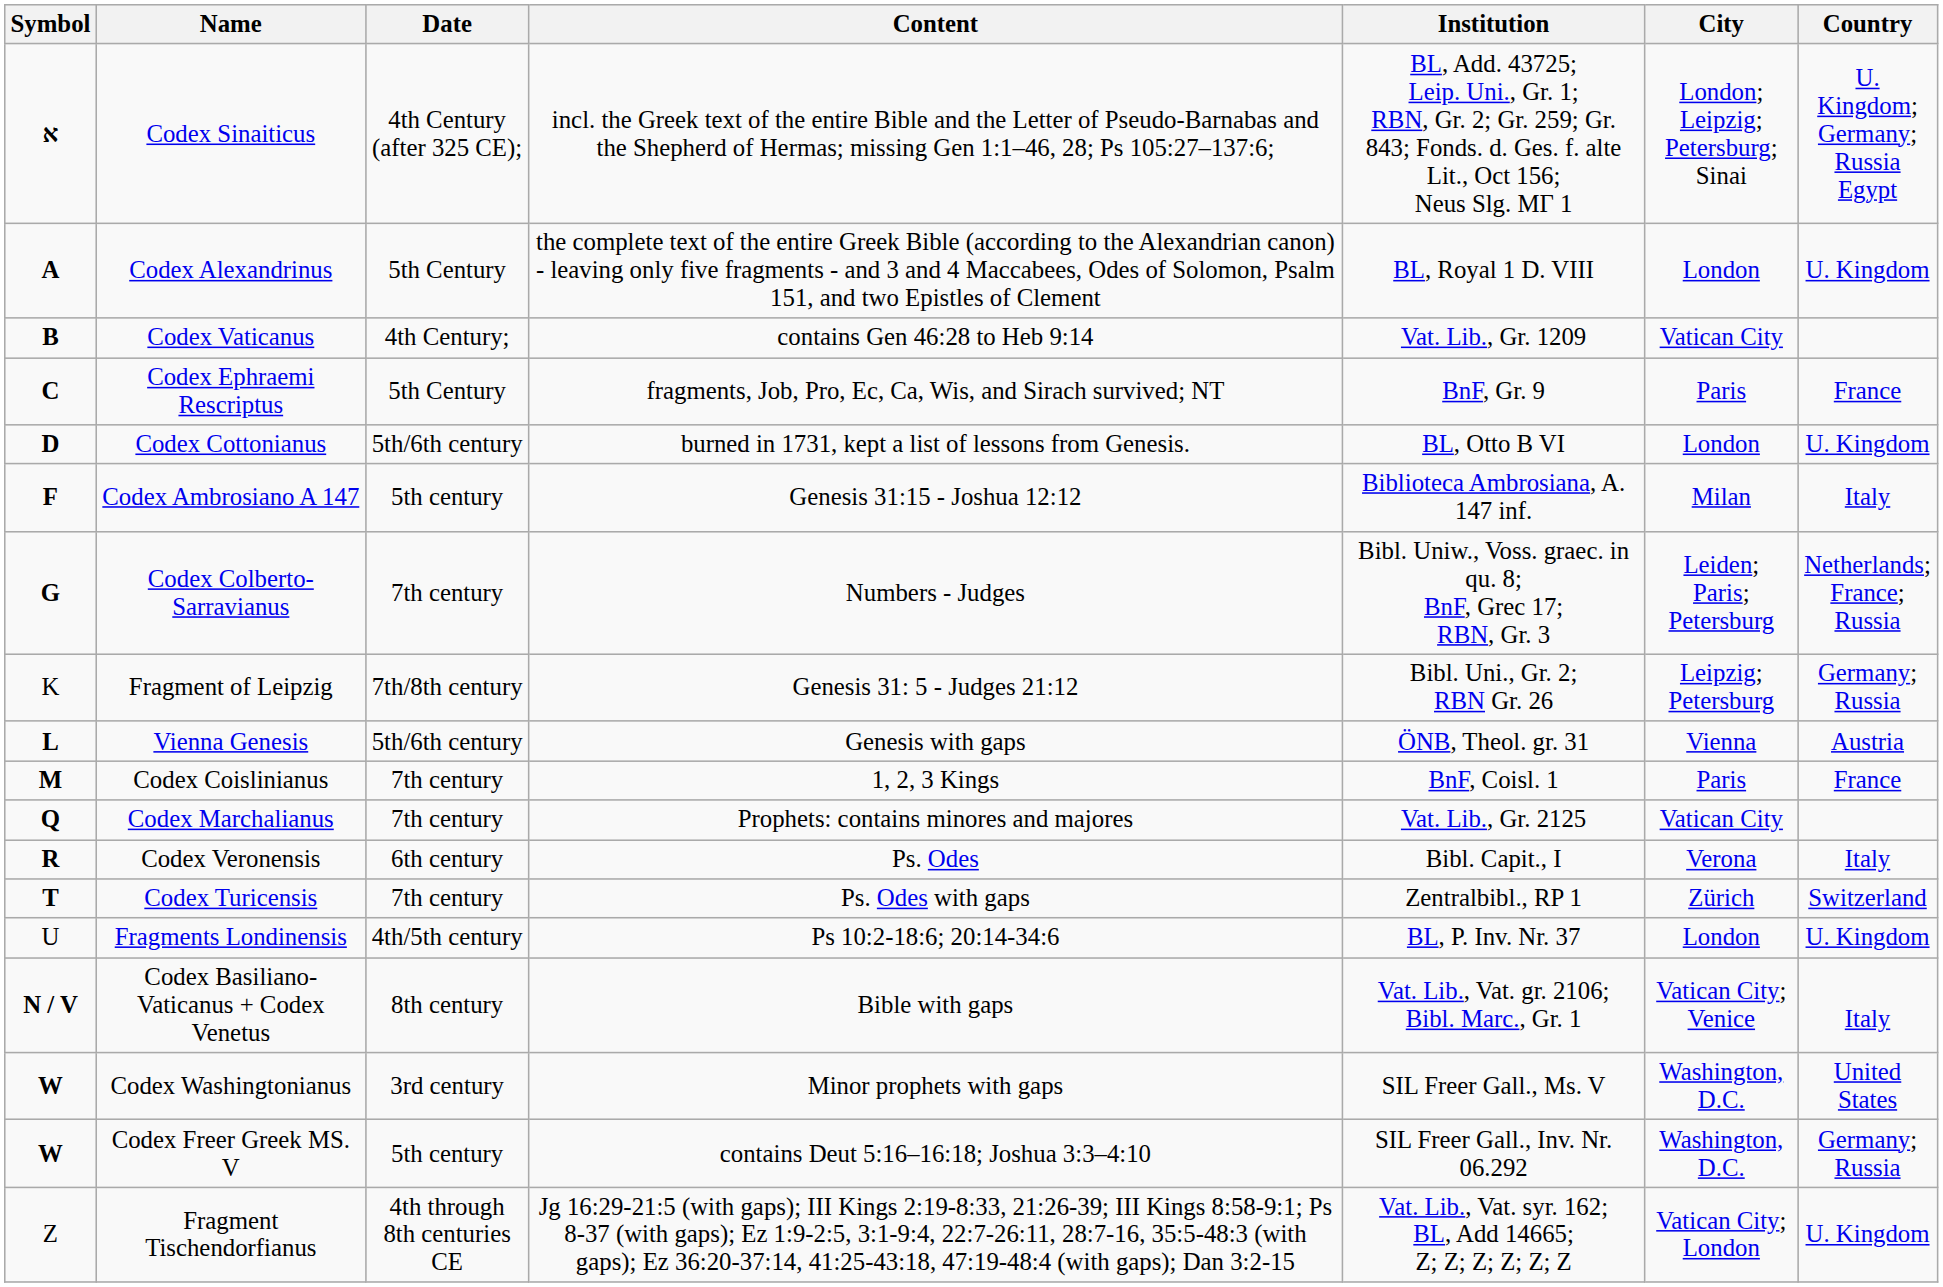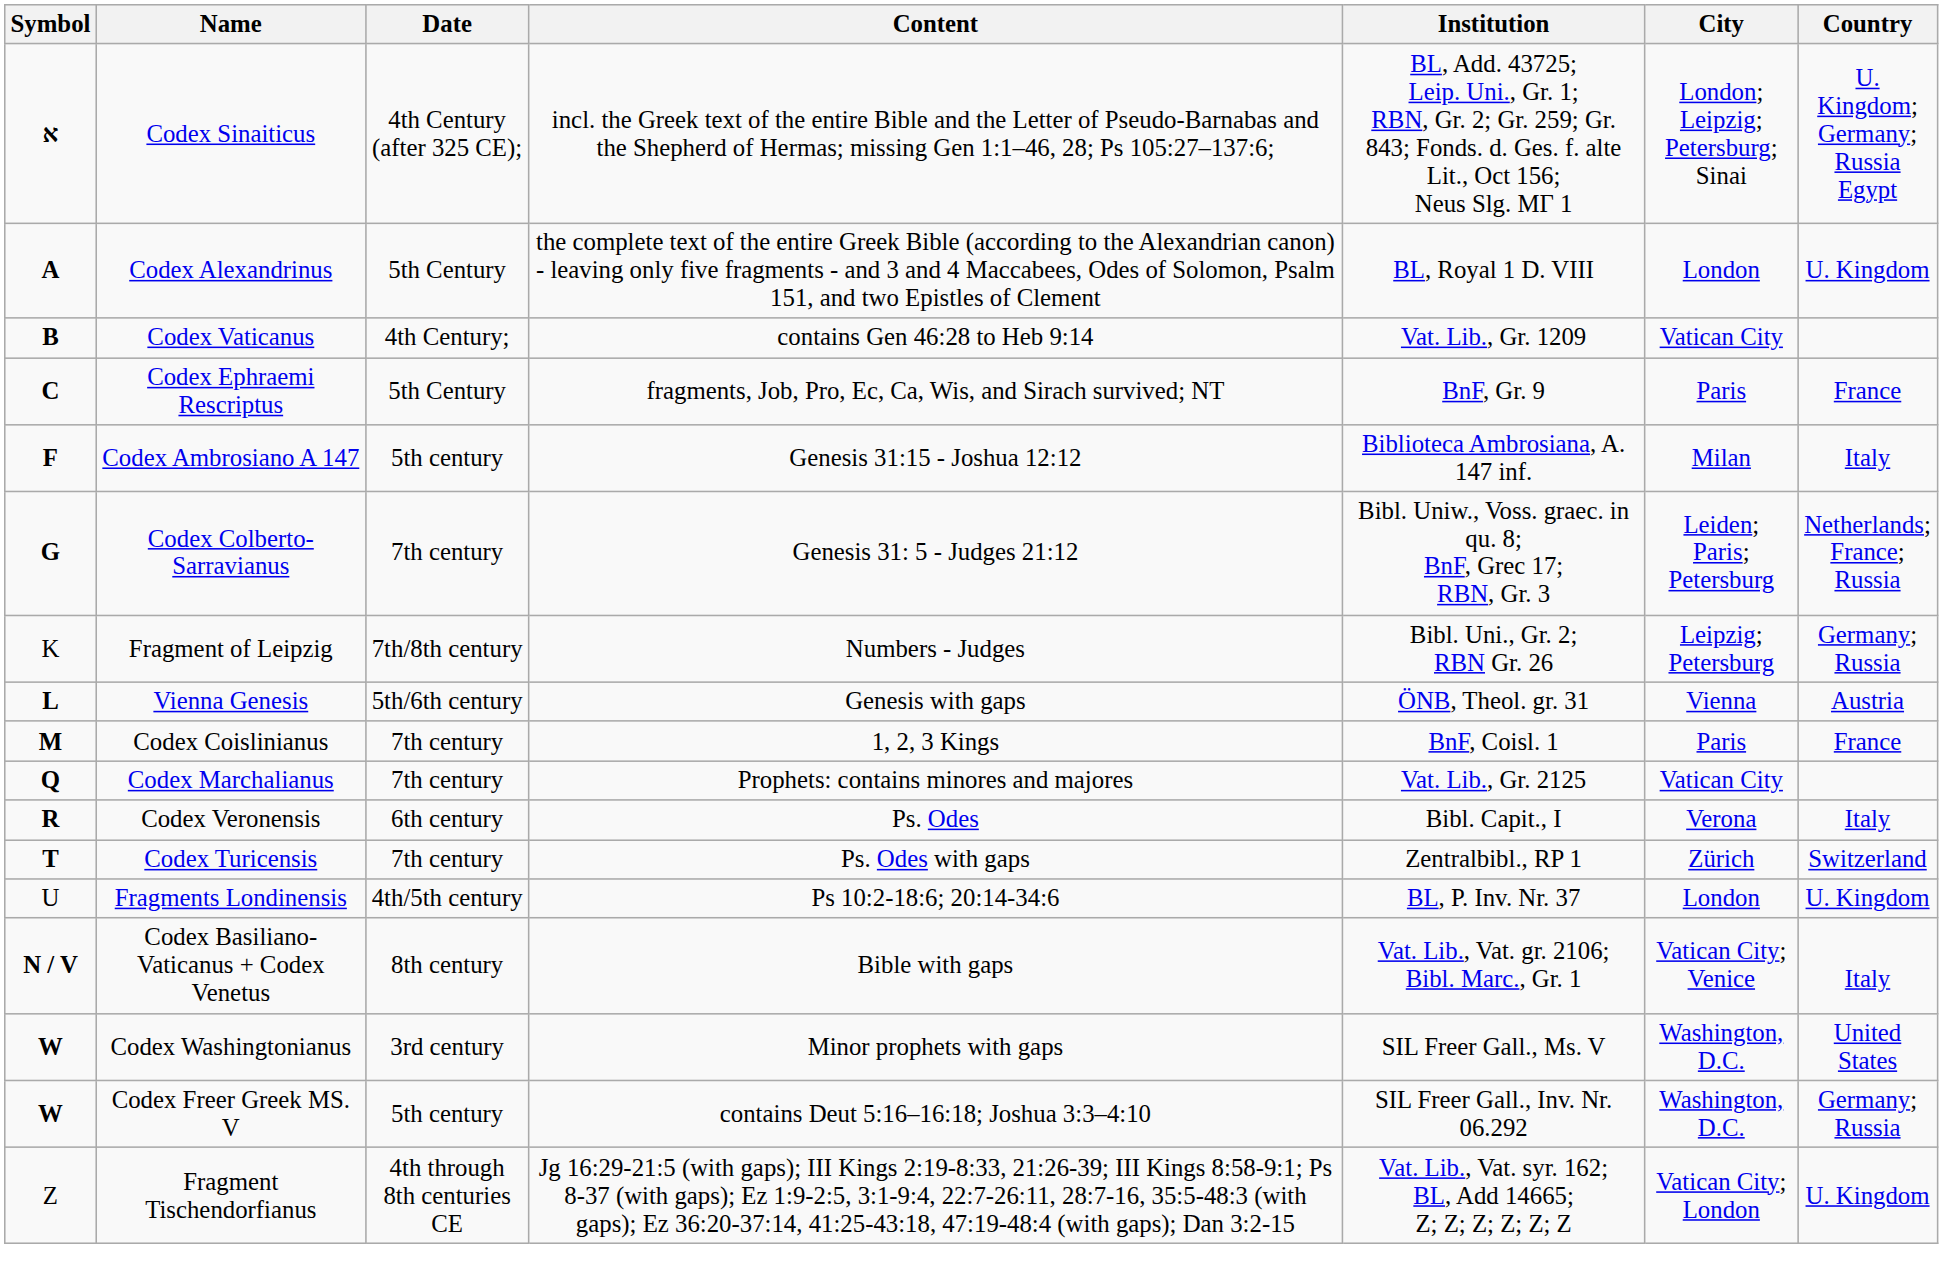- row: (231, 444)
(935, 592) Numbers - Judges -> (935, 553) Genesis 31: 5 - Judges 21:12
(935, 687) Genesis 31: 5 - Judges 21:12 -> (935, 648) Numbers - Judges
